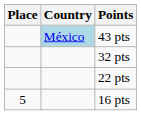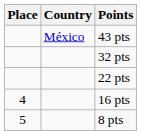(64, 36) lightblue background -> (64, 36) no background
(23, 99) 5 -> (23, 99) 4
+ row: (111, 120)
